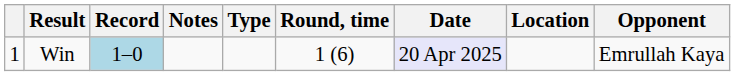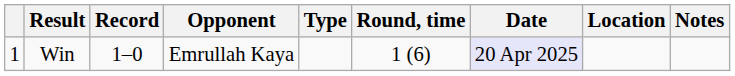columns swapped: (662, 20) <-> (193, 20)
(127, 53) lightblue background -> (127, 53) no background
